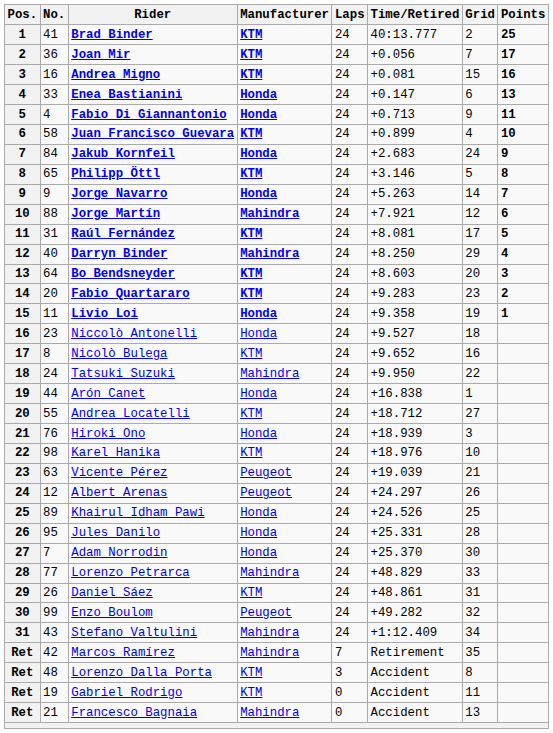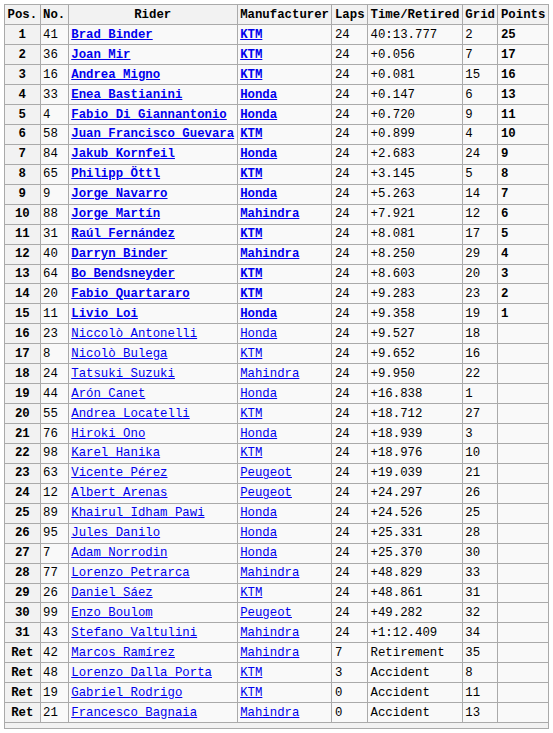(393, 114) +0.713 -> (393, 114) +0.720
(393, 174) +3.146 -> (393, 174) +3.145
